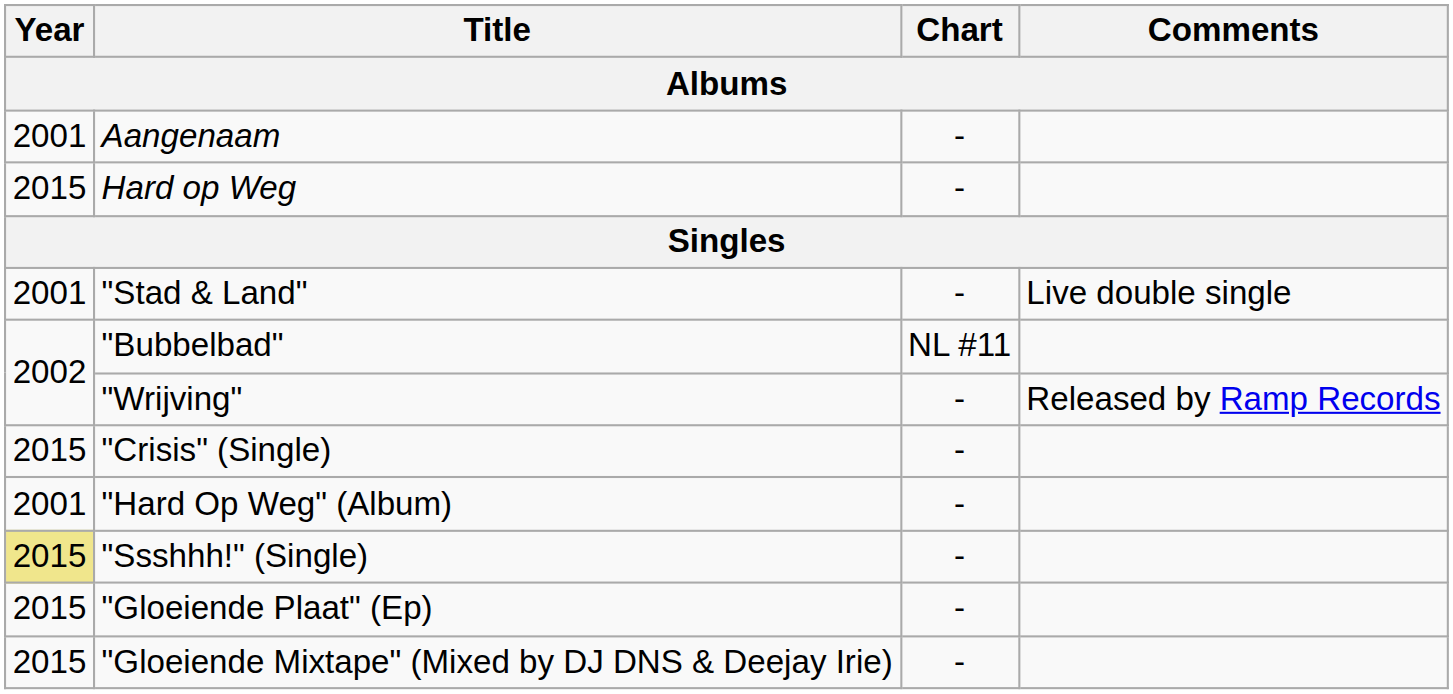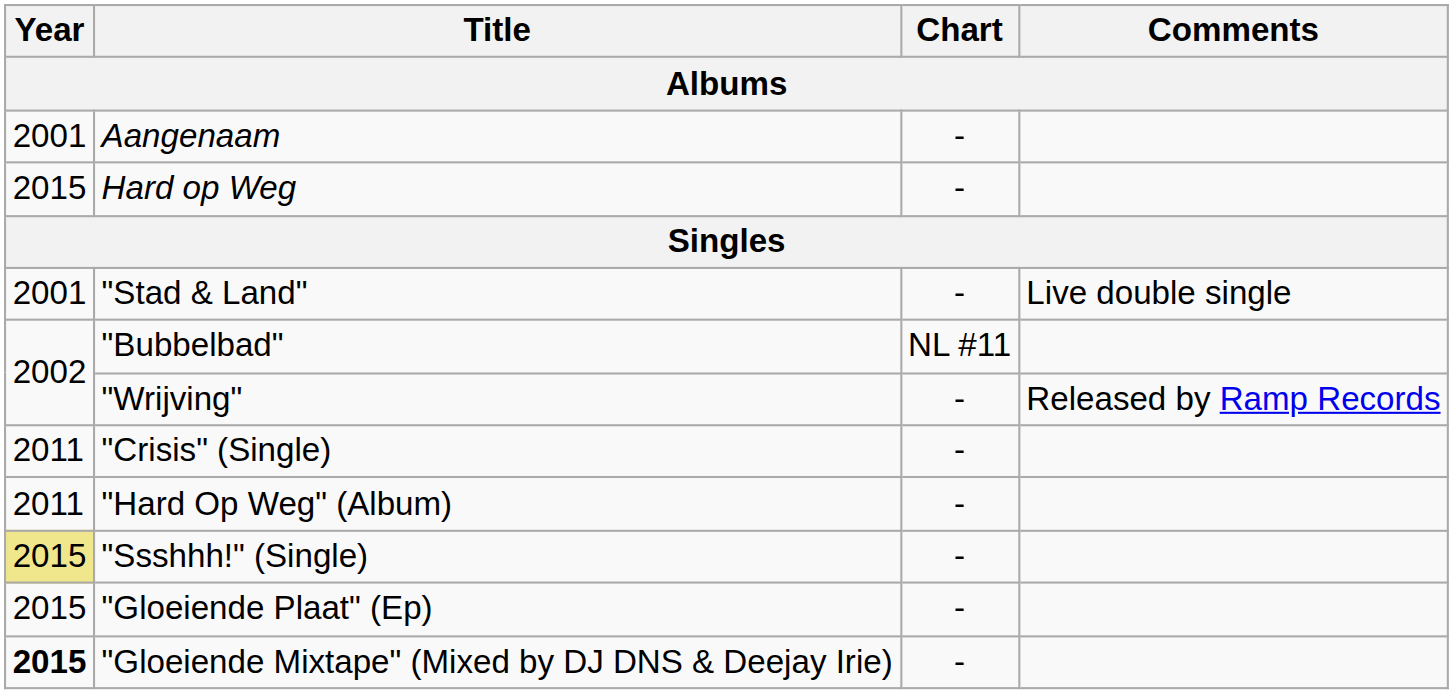(50, 450) 2015 -> (48, 450) 2011
(50, 503) 2001 -> (48, 503) 2011
(50, 661) normal -> (50, 661) bold
